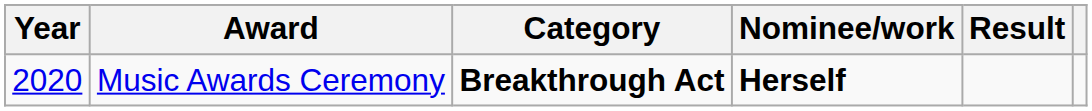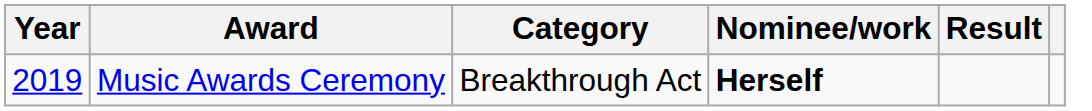(47, 79) 2020 -> (47, 79) 2019
(592, 79) bold -> (580, 79) normal
